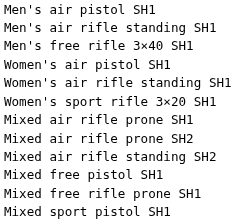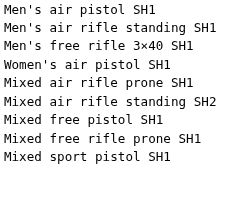- row: (118, 83)
- row: (110, 101)
- row: (99, 138)
